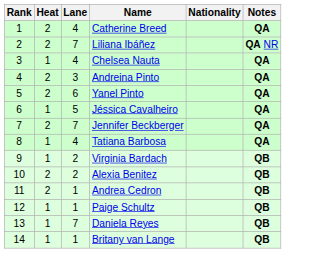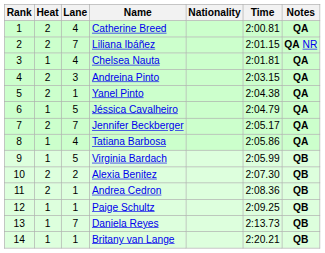+ column: (262, 12)
(75, 93) 6 -> (75, 93) 1
(75, 158) 2 -> (75, 158) 5
